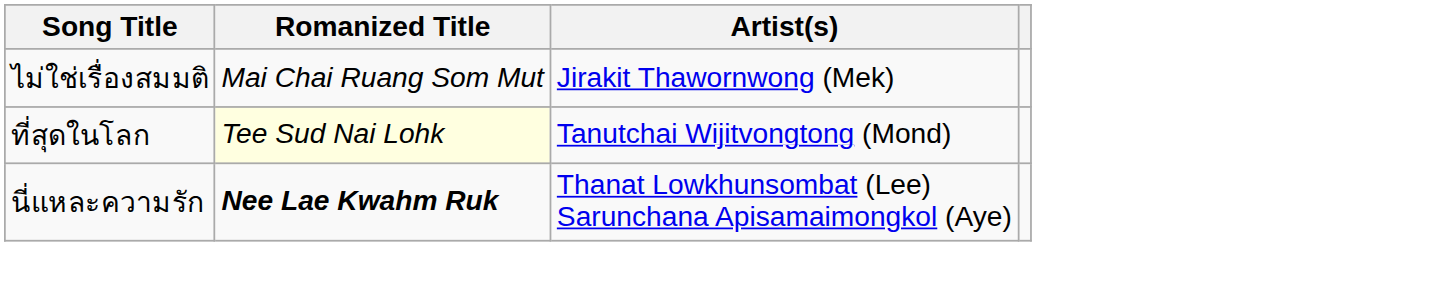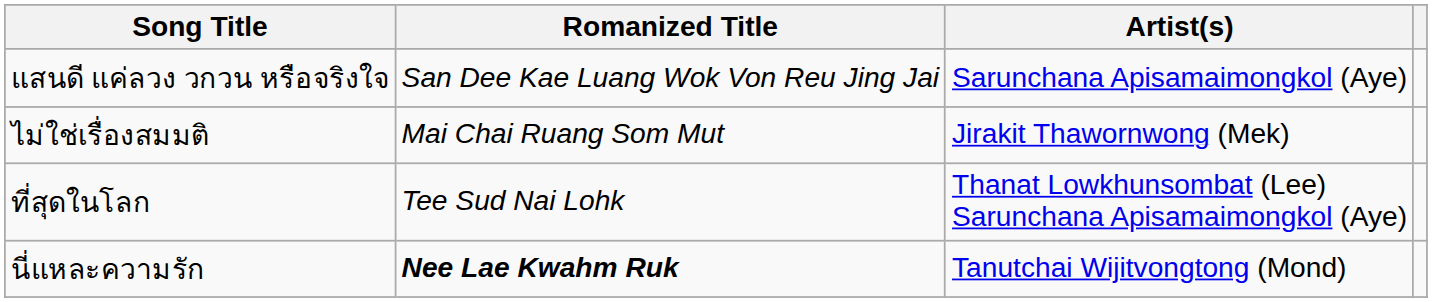+ row: (200, 78)
(333, 134) lightyellow background -> (513, 201) no background
(754, 134) Tanutchai Wijitvongtong (Mond) -> (1180, 201) Thanat Lowkhunsombat (Lee) Sarunchana Apisamaimongkol (Aye)
(784, 201) Thanat Lowkhunsombat (Lee) Sarunchana Apisamaimongkol (Aye) -> (1149, 267) Tanutchai Wijitvongtong (Mond)
